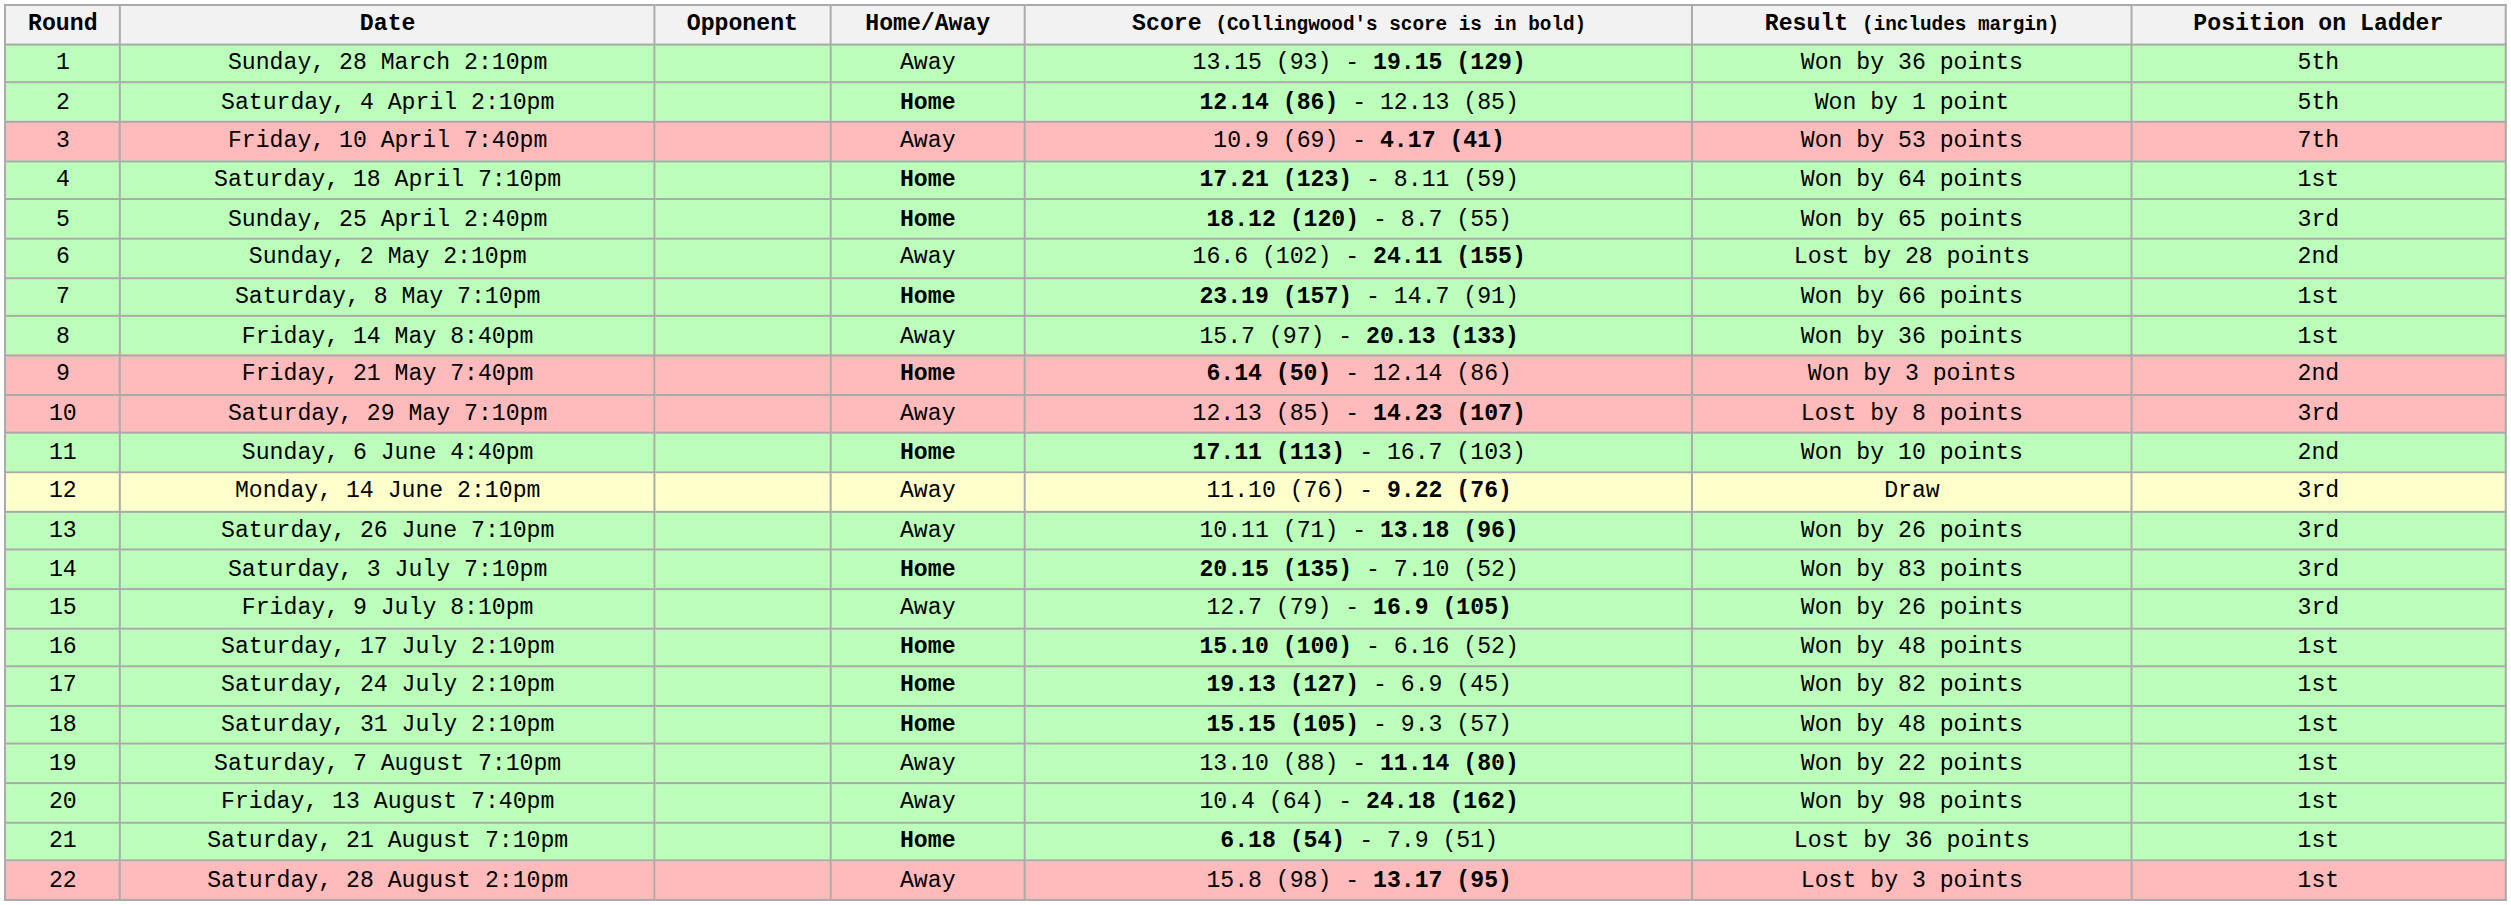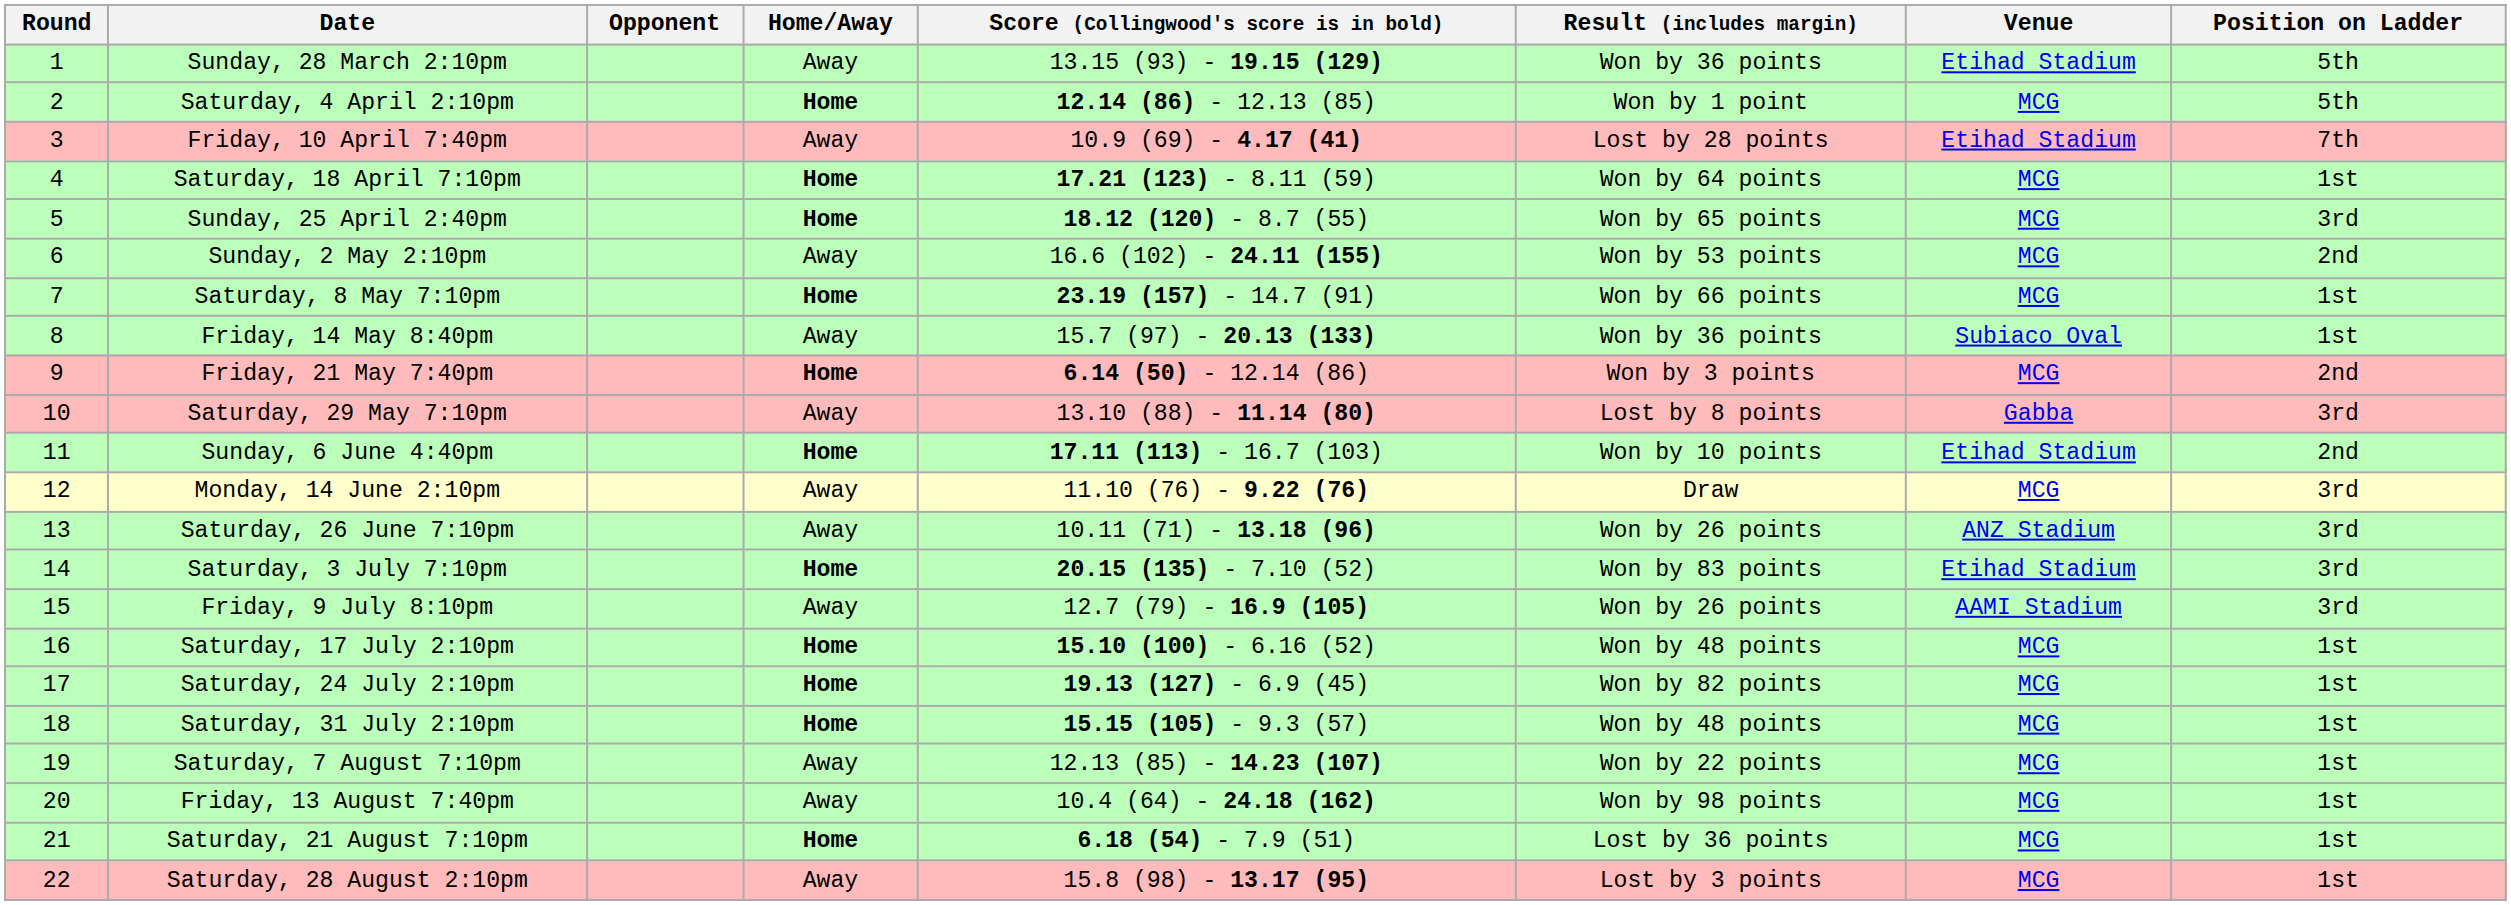+ column: (2039, 24)
(1912, 141) Won by 53 points -> (1711, 141) Lost by 28 points
(1912, 258) Lost by 28 points -> (1711, 258) Won by 53 points
(1359, 413) 12.13 (85) - 14.23 (107) -> (1216, 413) 13.10 (88) - 11.14 (80)
(1359, 764) 13.10 (88) - 11.14 (80) -> (1216, 764) 12.13 (85) - 14.23 (107)
